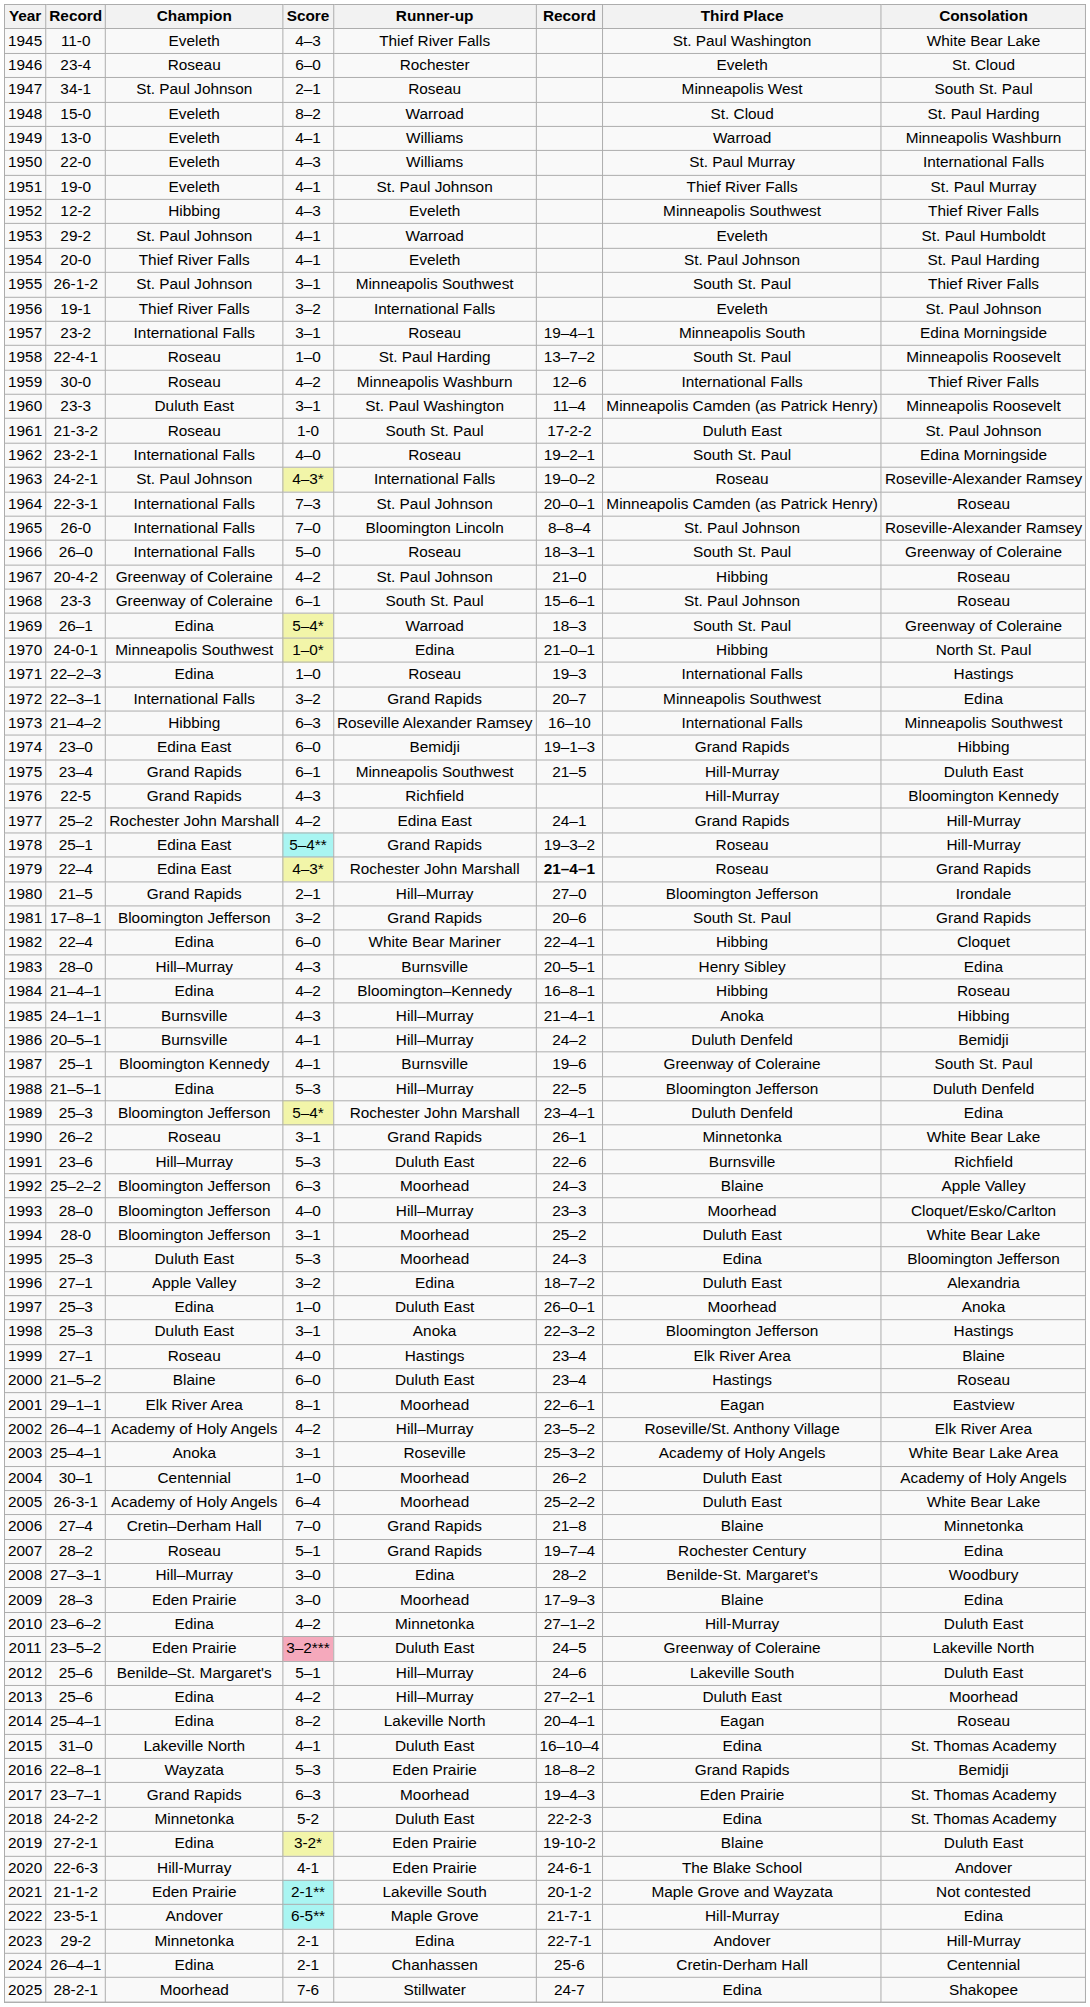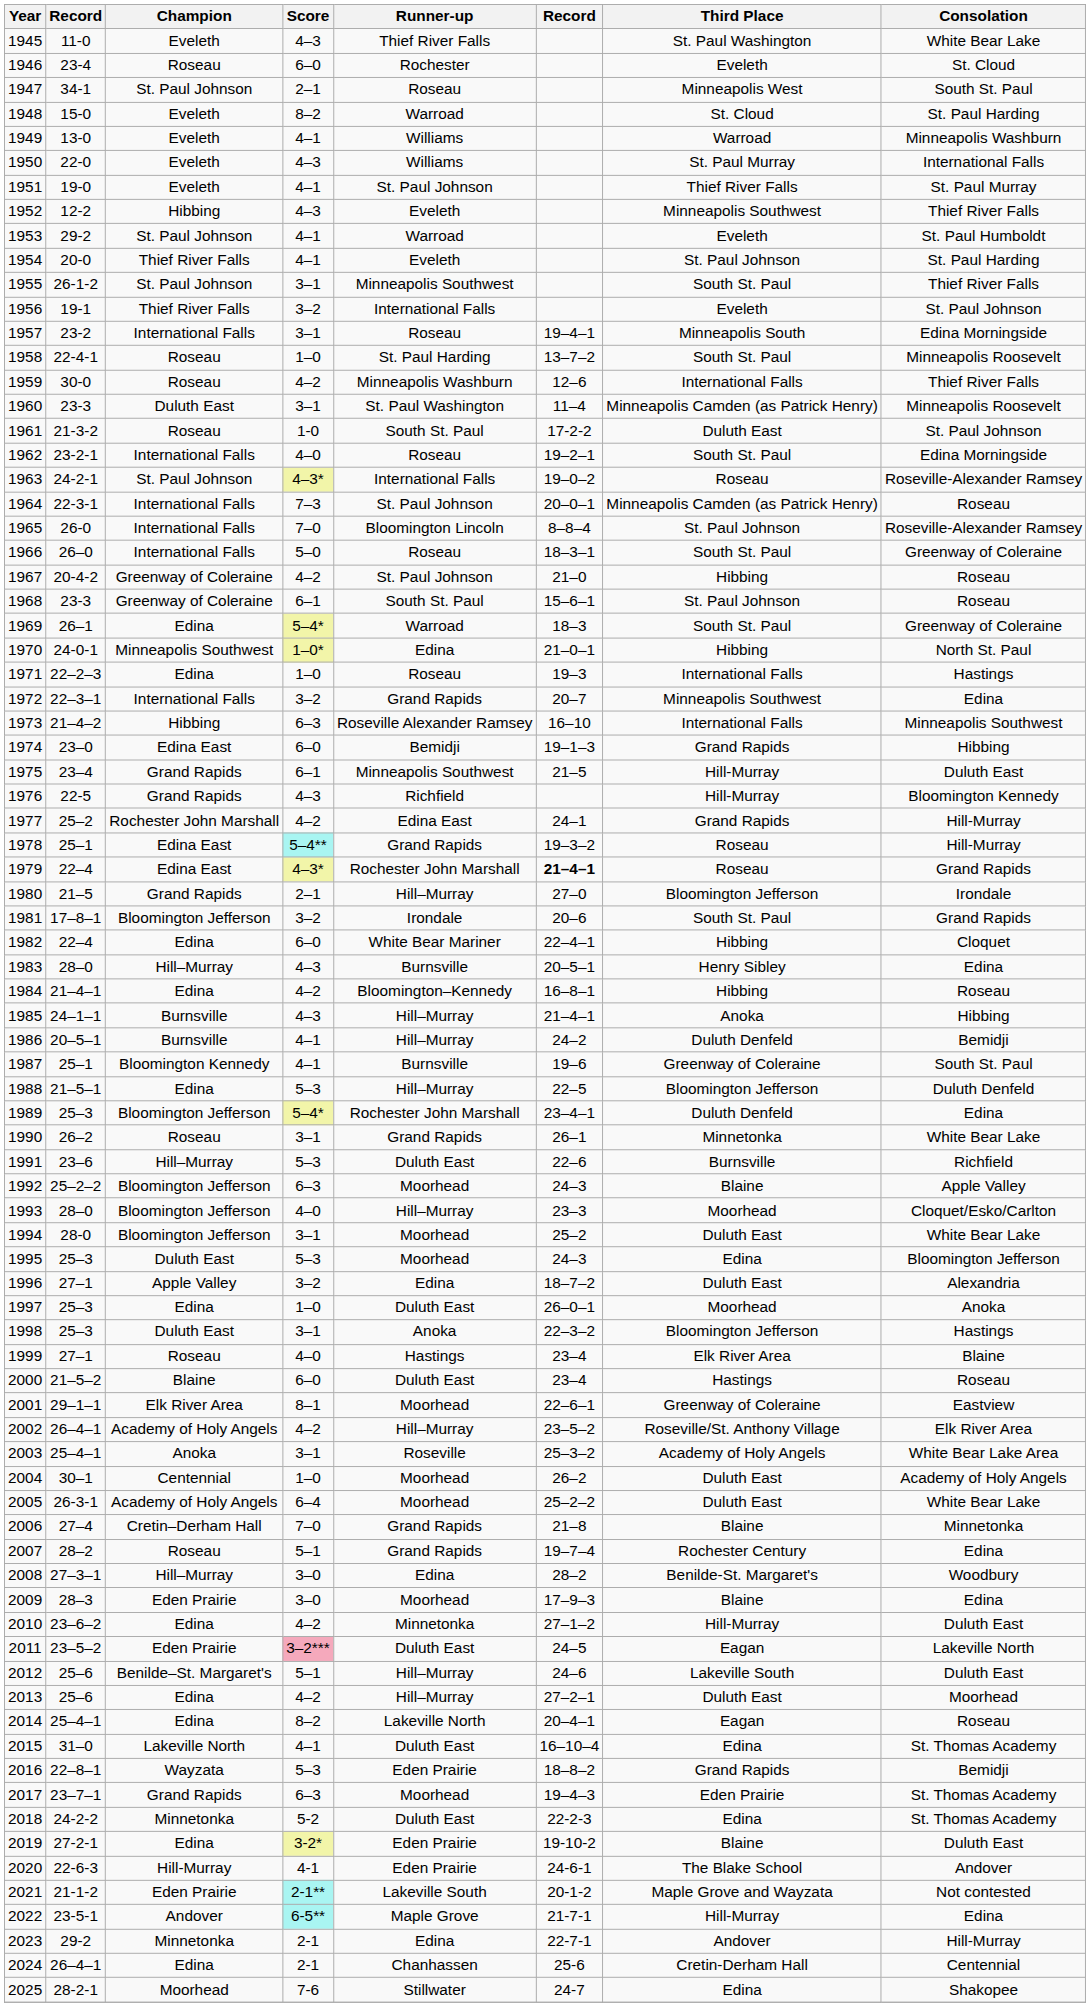(435, 917) Grand Rapids -> (435, 917) Irondale
(742, 1405) Eagan -> (742, 1405) Greenway of Coleraine
(742, 1648) Greenway of Coleraine -> (742, 1648) Eagan
